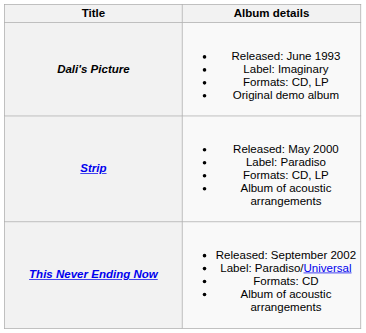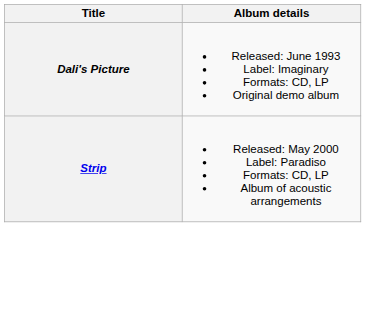- row: (93, 275)
